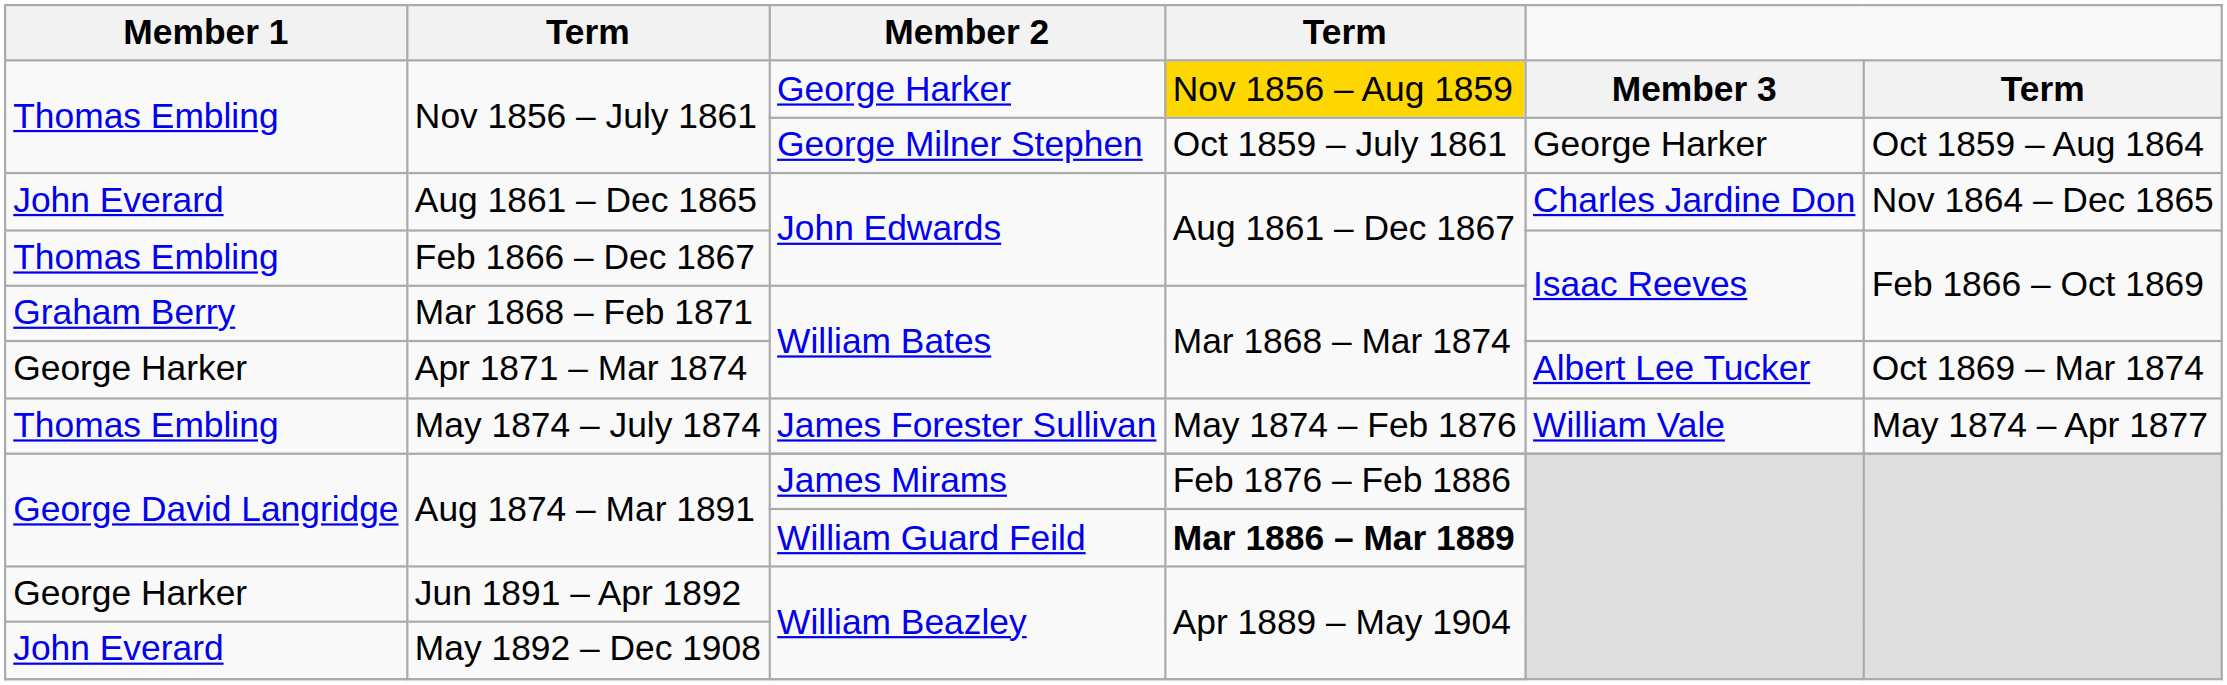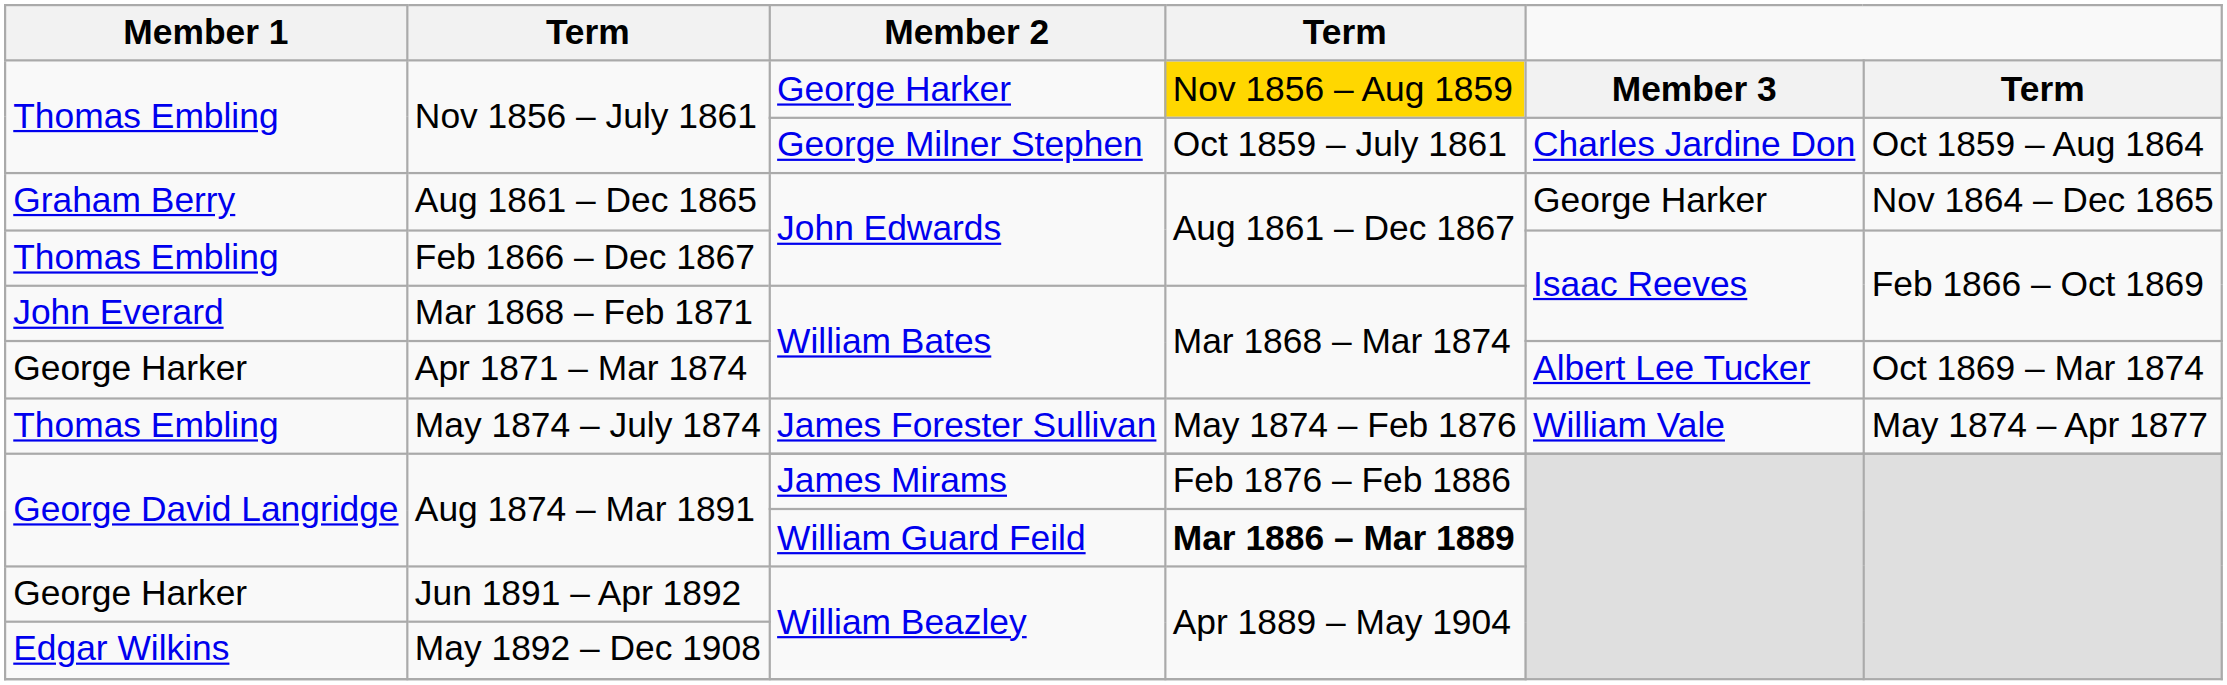(1650, 144) George Harker -> (1694, 144) Charles Jardine Don
(118, 200) John Everard -> (124, 200) Graham Berry
(1694, 200) Charles Jardine Don -> (1650, 200) George Harker
(124, 312) Graham Berry -> (118, 312) John Everard
(118, 649) John Everard -> (121, 649) Edgar Wilkins
